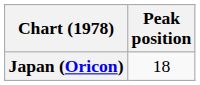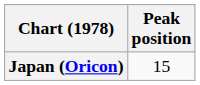(161, 66) 18 -> (161, 66) 15
